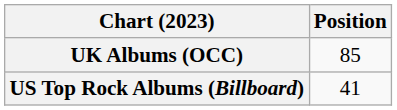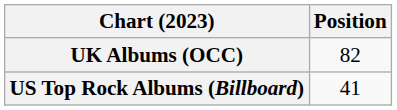(350, 54) 85 -> (350, 54) 82
